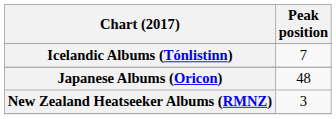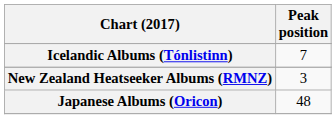rows swapped: (140, 78) <-> (140, 101)
